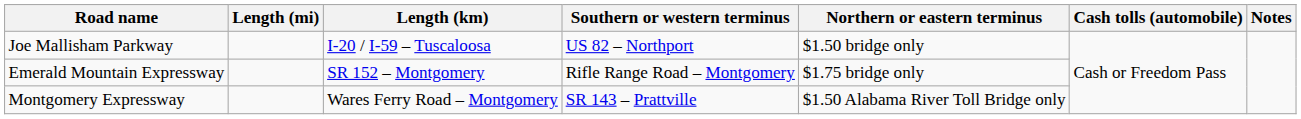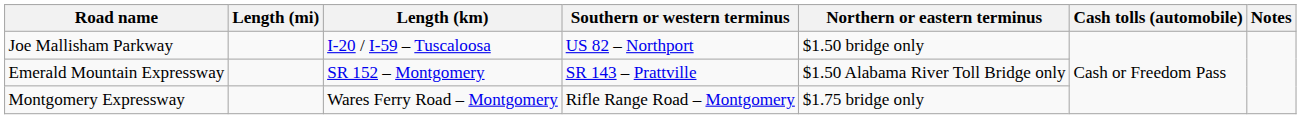(680, 72) Rifle Range Road – Montgomery -> (631, 72) SR 143 – Prattville
(863, 72) $1.75 bridge only -> (934, 72) $1.50 Alabama River Toll Bridge only
(631, 99) SR 143 – Prattville -> (680, 99) Rifle Range Road – Montgomery
(934, 99) $1.50 Alabama River Toll Bridge only -> (863, 99) $1.75 bridge only
